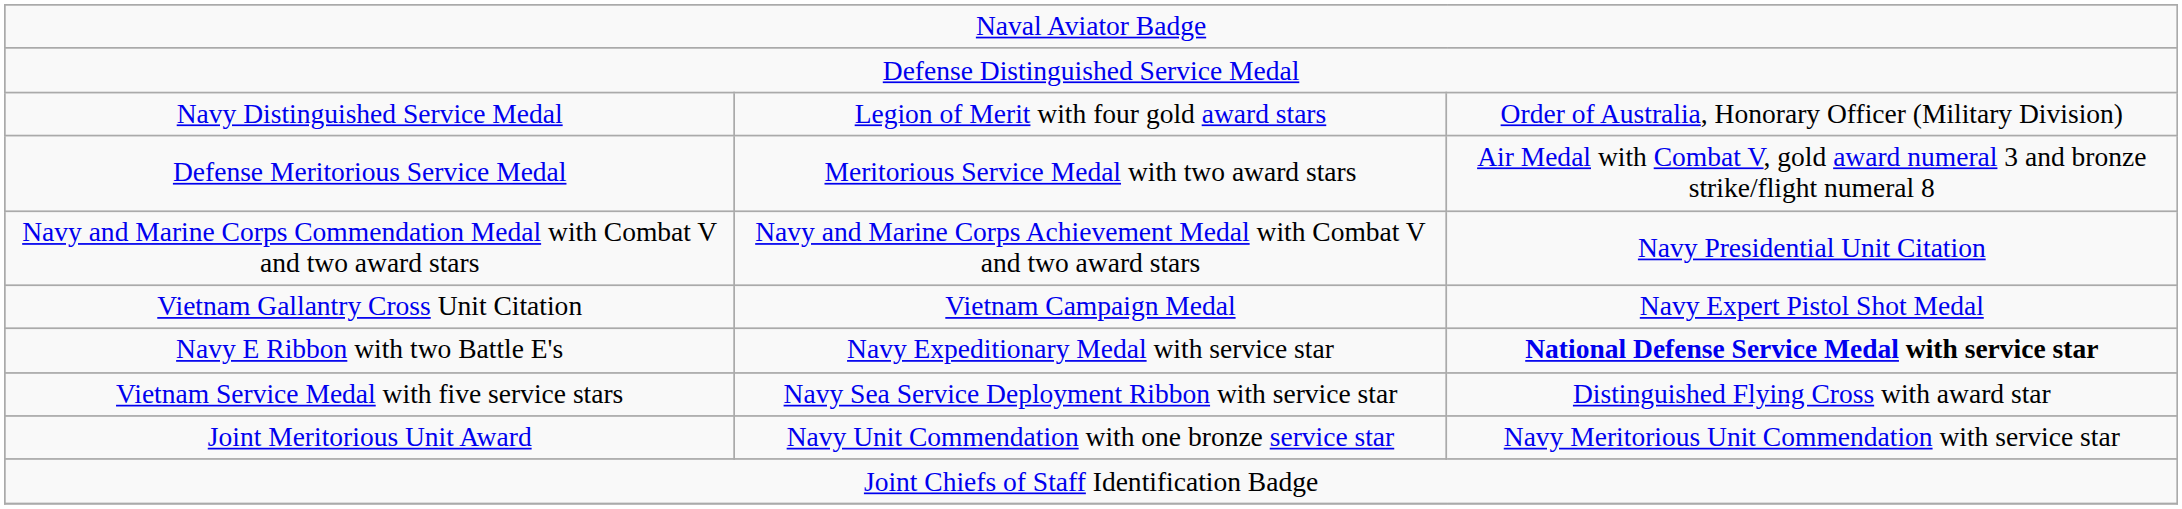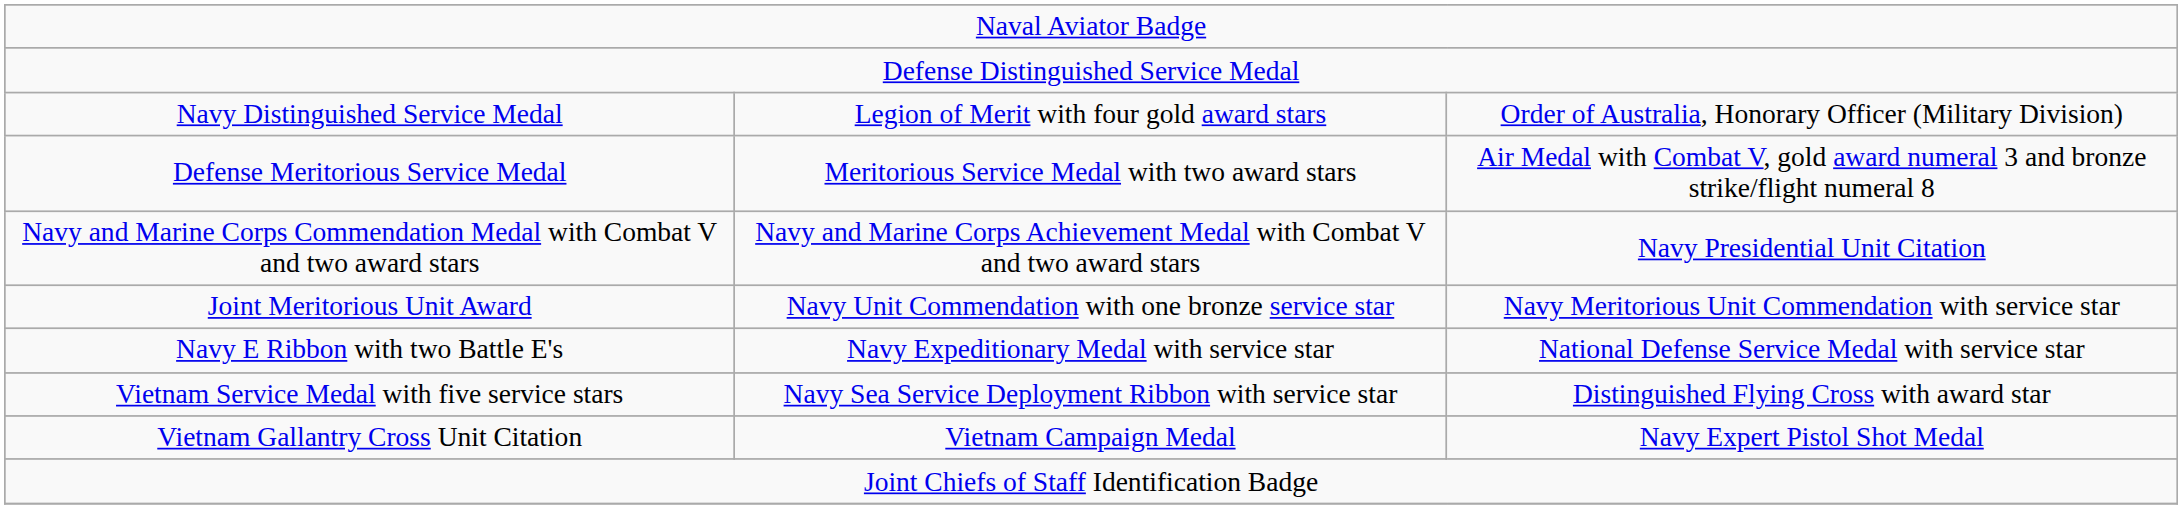rows swapped: (370, 437) <-> (370, 306)
(1812, 350) bold -> (1812, 350) normal
